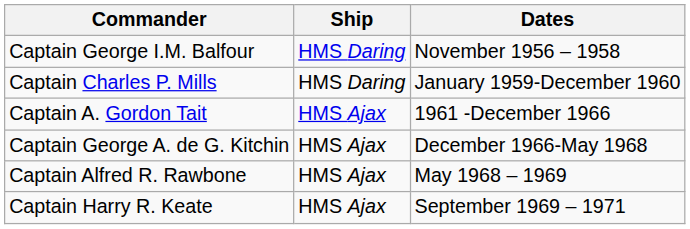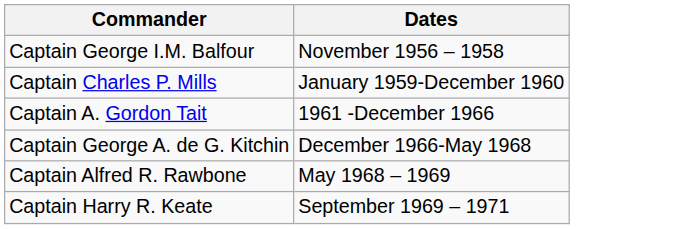- column: (352, 20)
